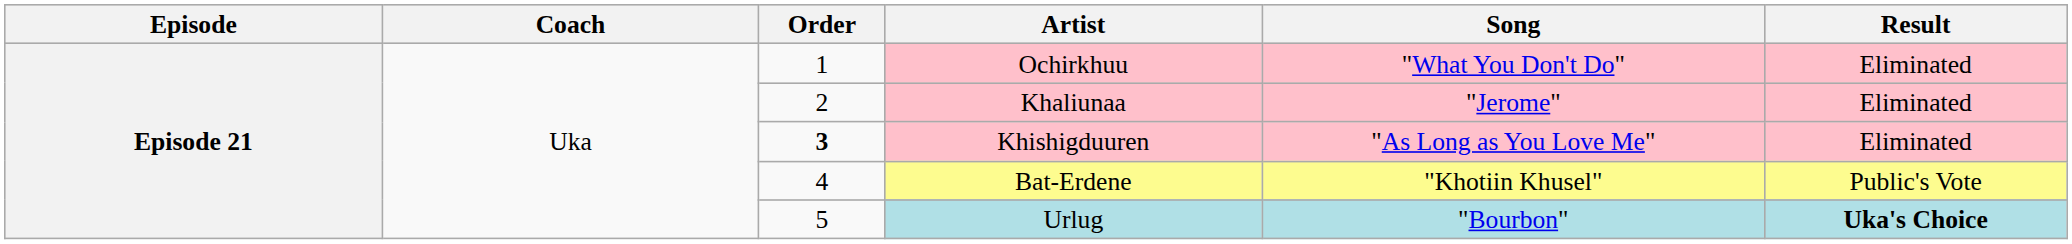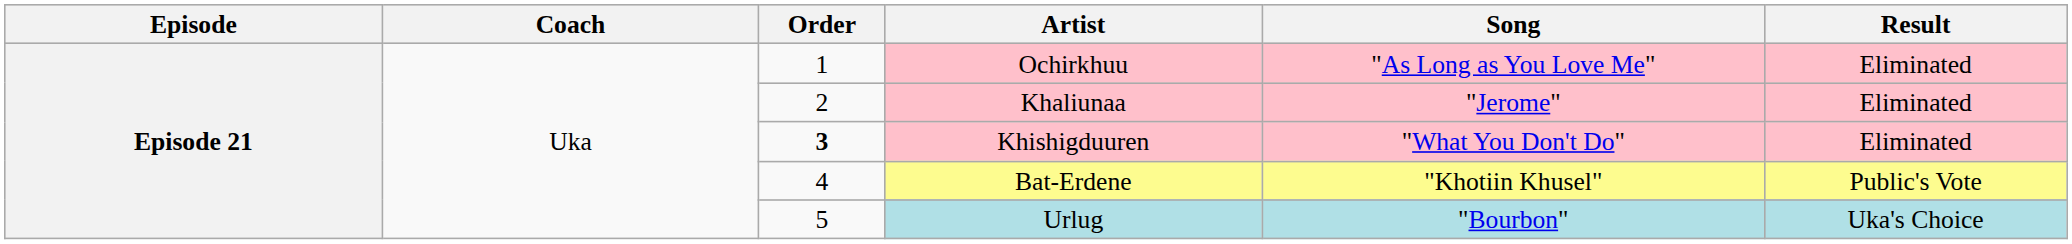(1513, 63) "What You Don't Do" -> (1513, 63) "As Long as You Love Me"
(1513, 141) "As Long as You Love Me" -> (1513, 141) "What You Don't Do"
(1916, 219) bold -> (1916, 219) normal
